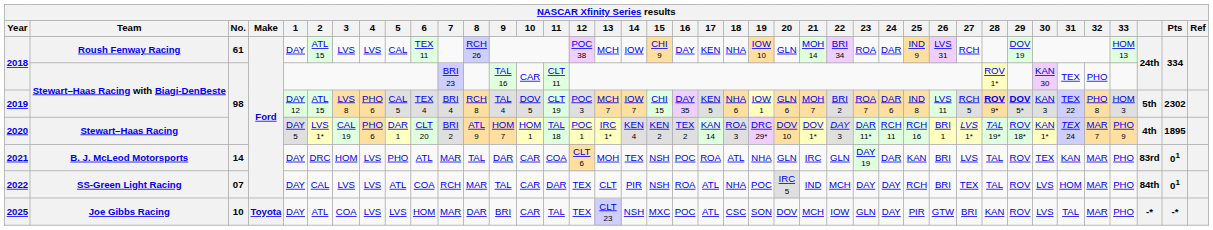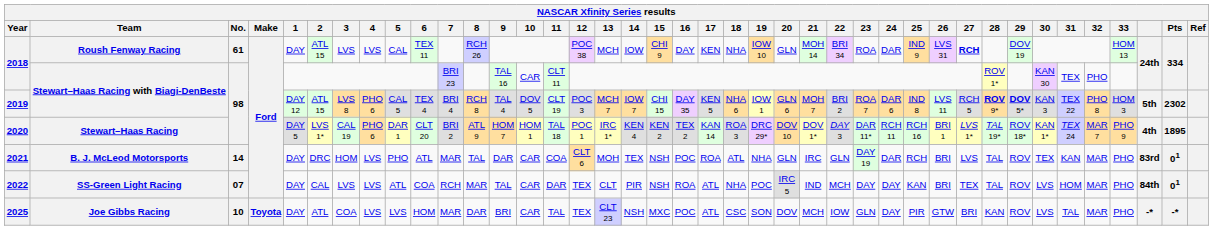(969, 50) normal -> (969, 50) bold
(917, 158) KAN -> (917, 158) RCH
(917, 185) RCH -> (917, 185) KAN
